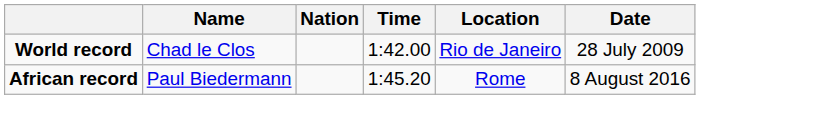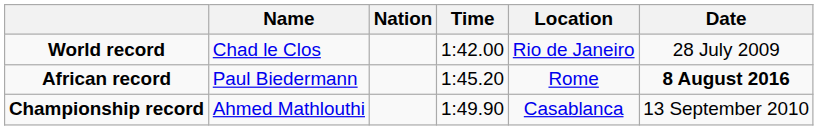(630, 79) normal -> (726, 79) bold
+ row: (107, 109)
